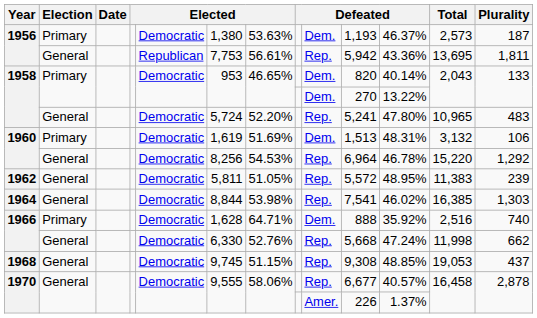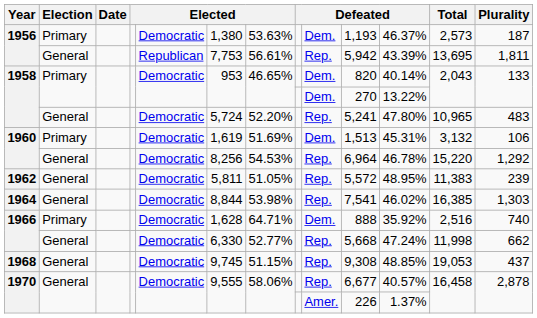(405, 55) 43.36% -> (405, 55) 43.39%
(405, 138) 48.31% -> (405, 138) 45.31%
(271, 240) 52.76% -> (271, 240) 52.77%
